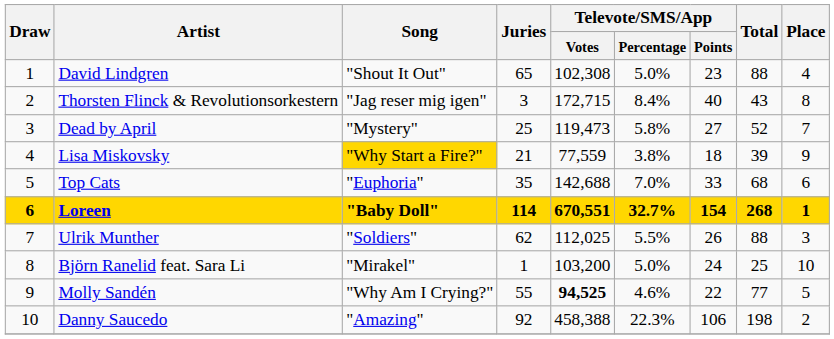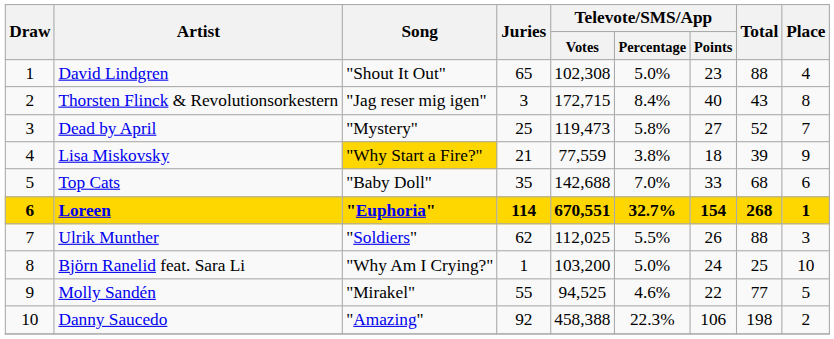(385, 182) "Euphoria" -> (389, 182) "Baby Doll"
(393, 210) "Baby Doll" -> (391, 210) "Euphoria"
(381, 264) "Mirakel" -> (420, 264) "Why Am I Crying?"
(420, 292) "Why Am I Crying?" -> (381, 292) "Mirakel"
(582, 292) bold -> (582, 292) normal
